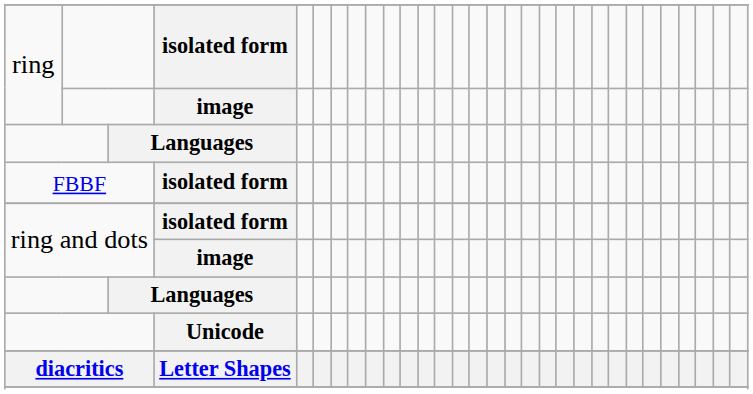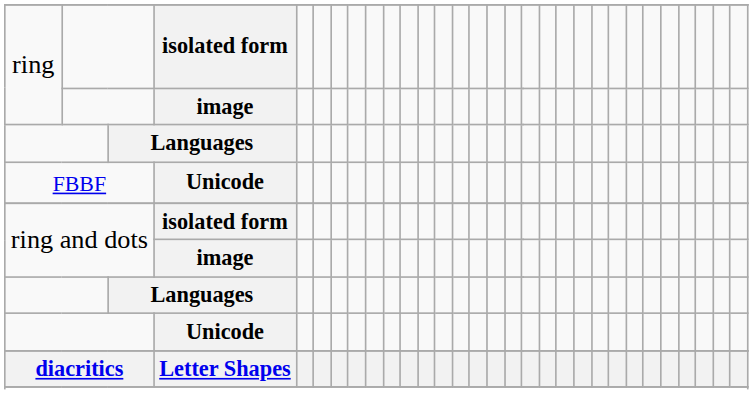(225, 182) isolated form -> (225, 182) Unicode
